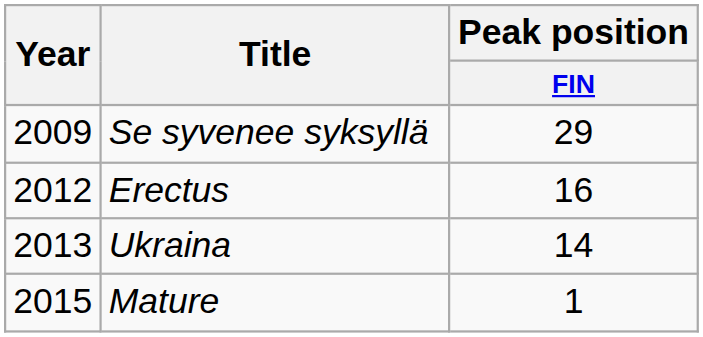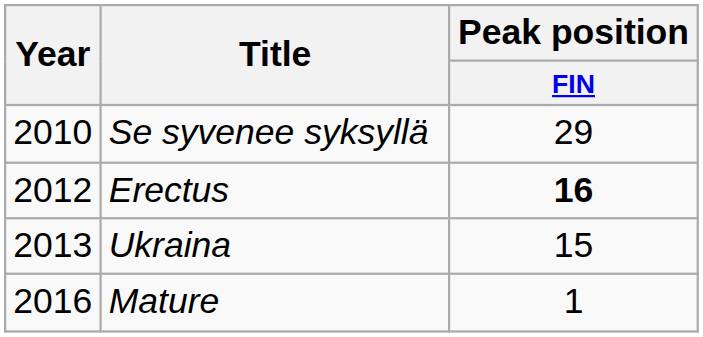(53, 132) 2009 -> (53, 132) 2010
(574, 189) normal -> (574, 189) bold
(574, 245) 14 -> (574, 245) 15
(53, 301) 2015 -> (53, 301) 2016
